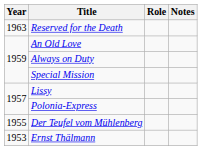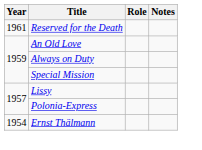(17, 28) 1963 -> (17, 28) 1961
- row: (87, 122)
(17, 138) 1953 -> (17, 122) 1954
